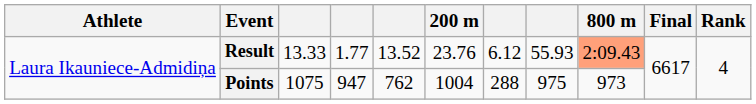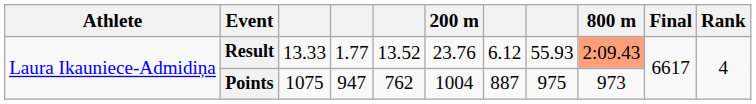(505, 83) 288 -> (505, 83) 887
